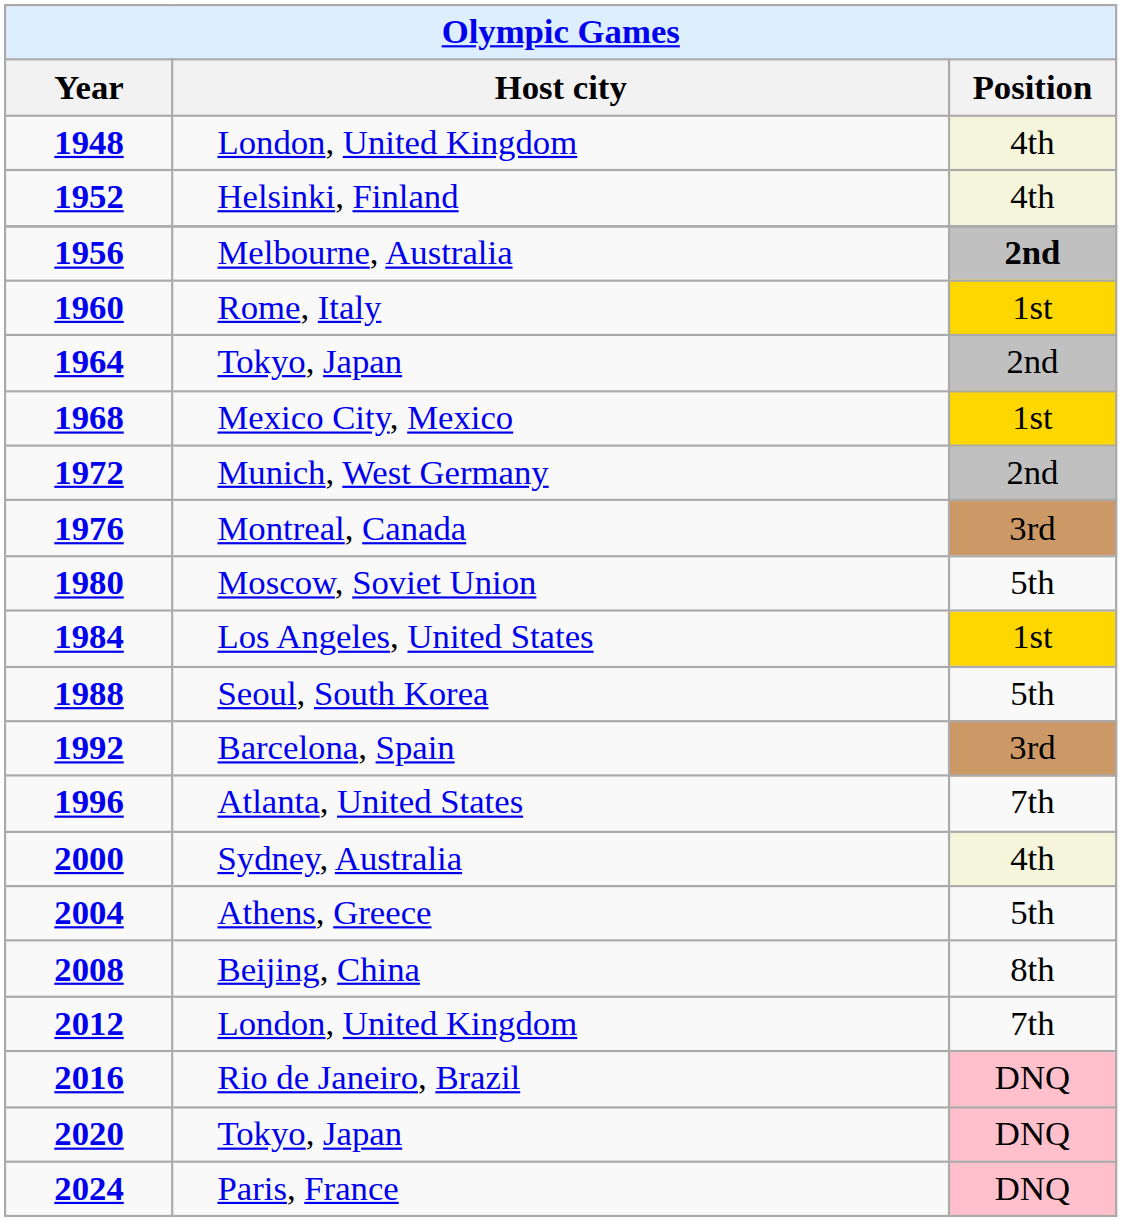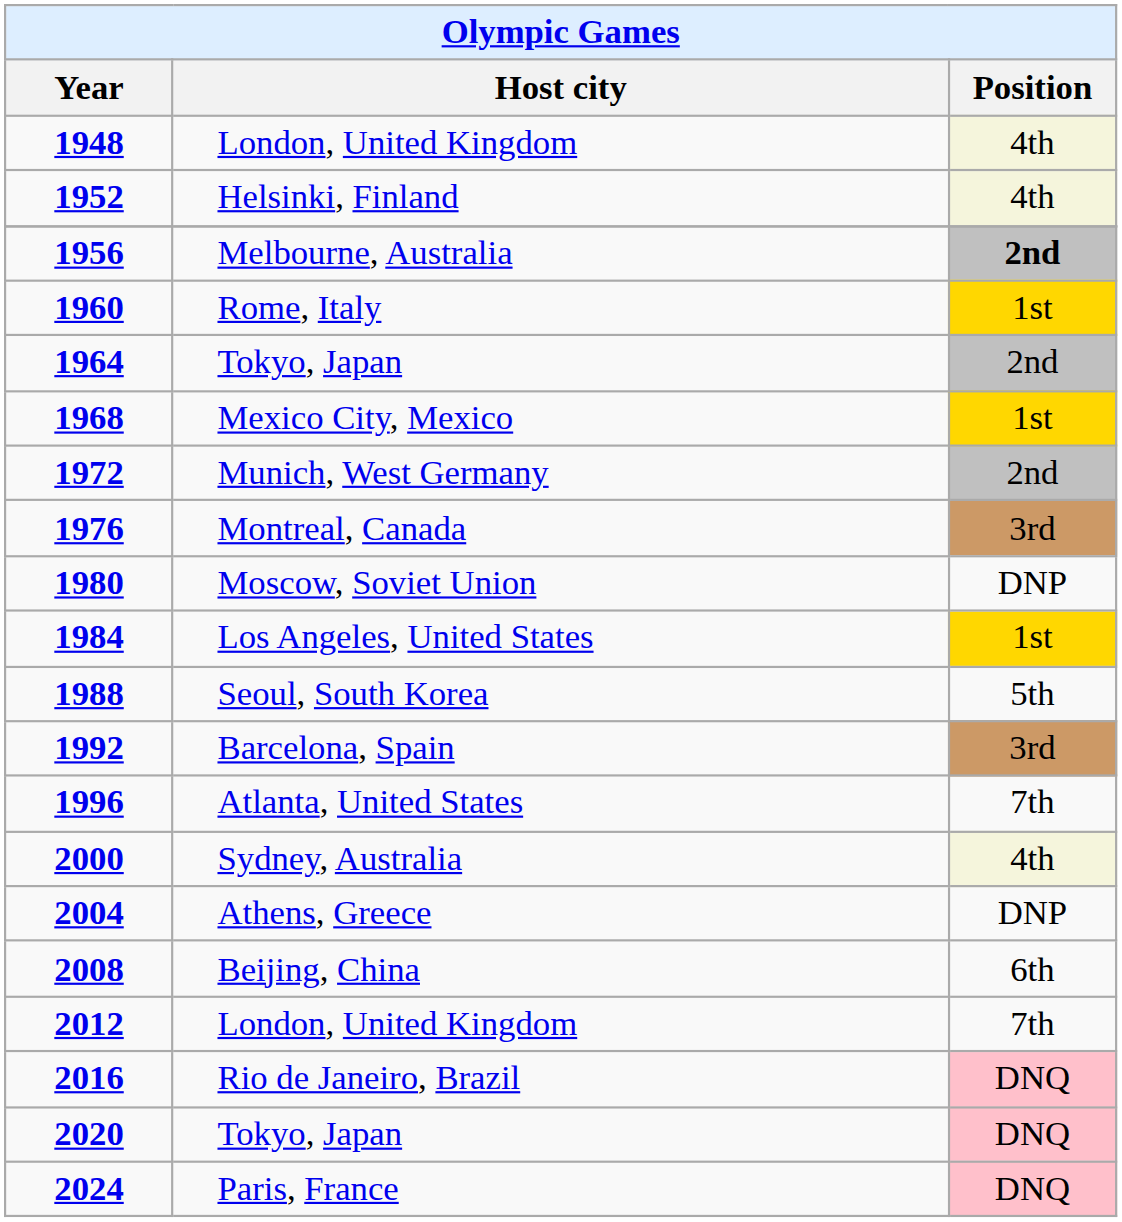(1032, 582) 5th -> (1032, 582) DNP
(1032, 913) 5th -> (1032, 913) DNP
(1032, 968) 8th -> (1032, 968) 6th
